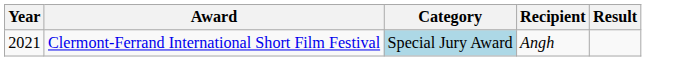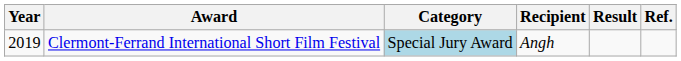+ column: (659, 17)
(24, 42) 2021 -> (24, 42) 2019
